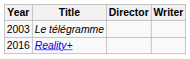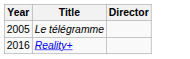- column: (168, 12)
(18, 29) 2003 -> (18, 29) 2005
